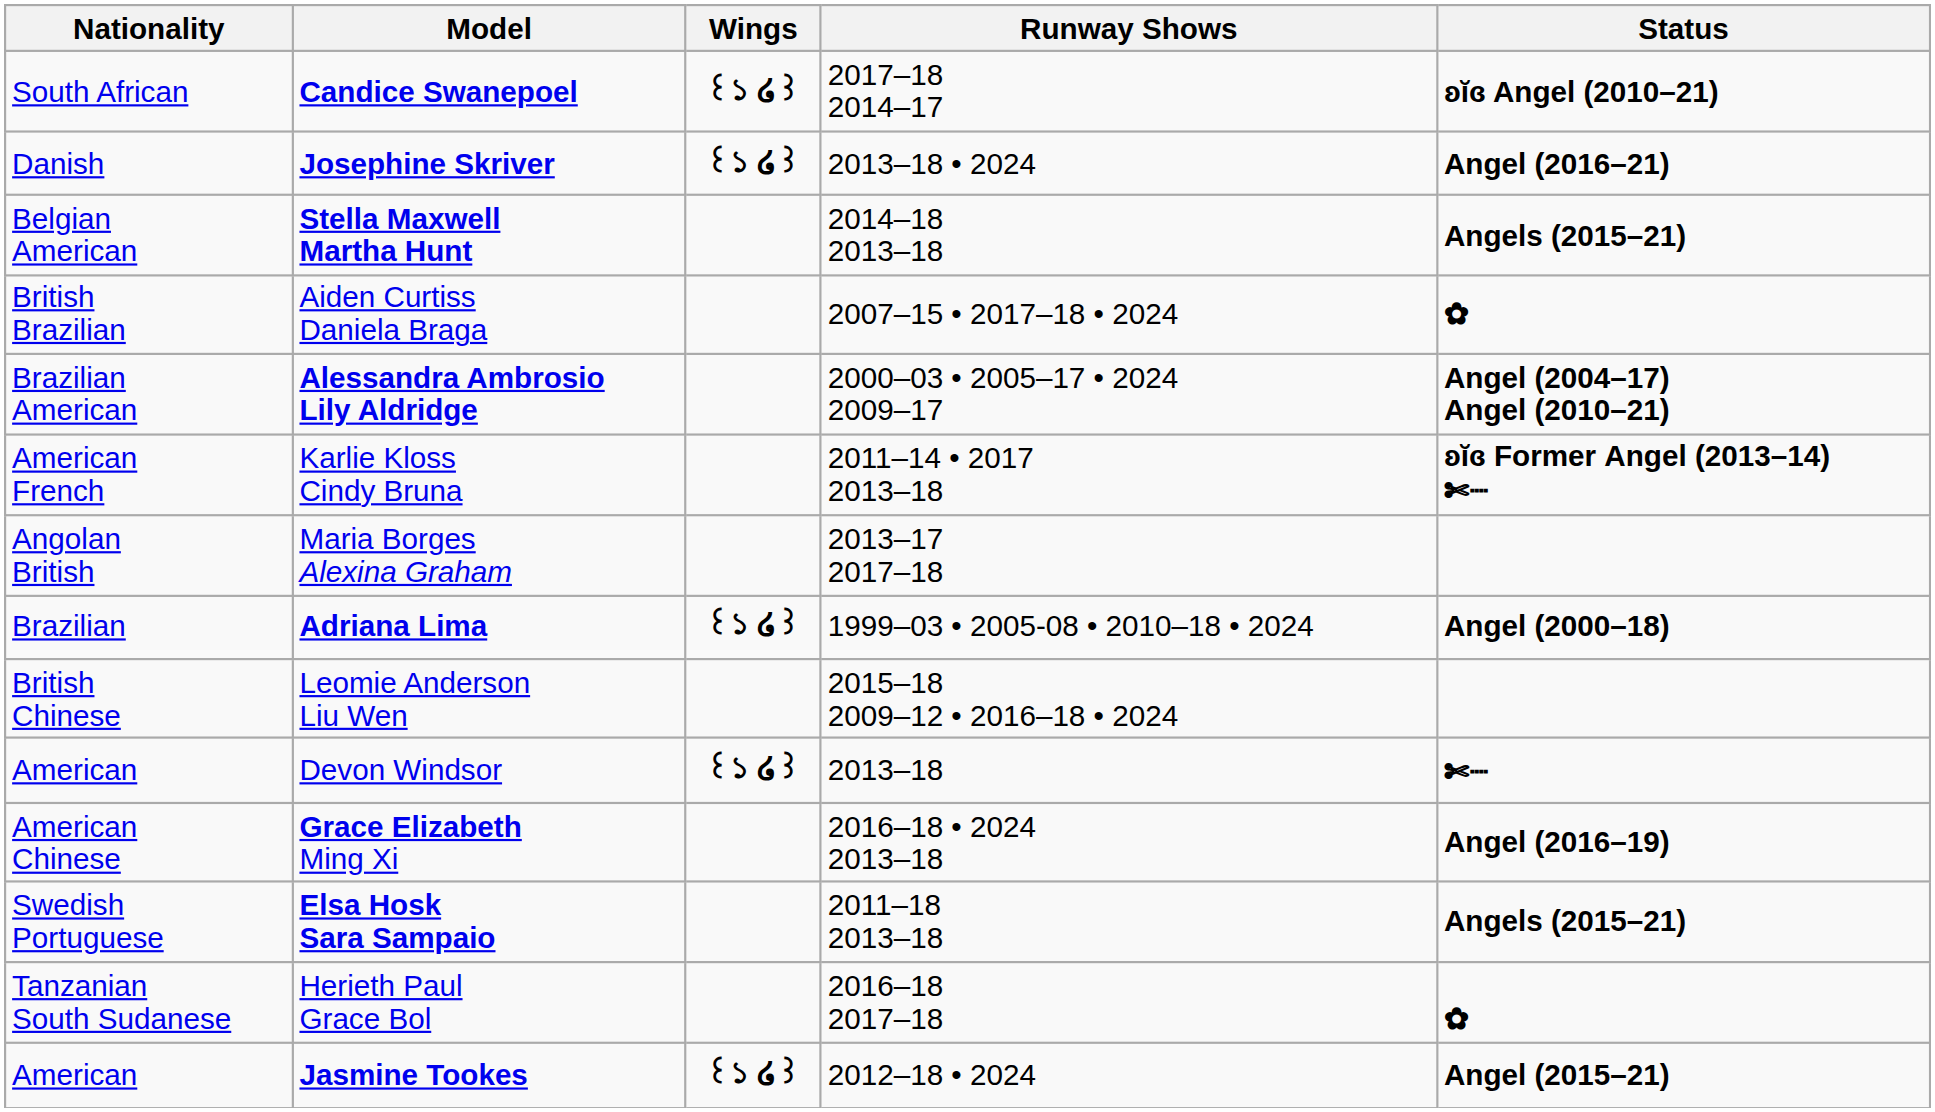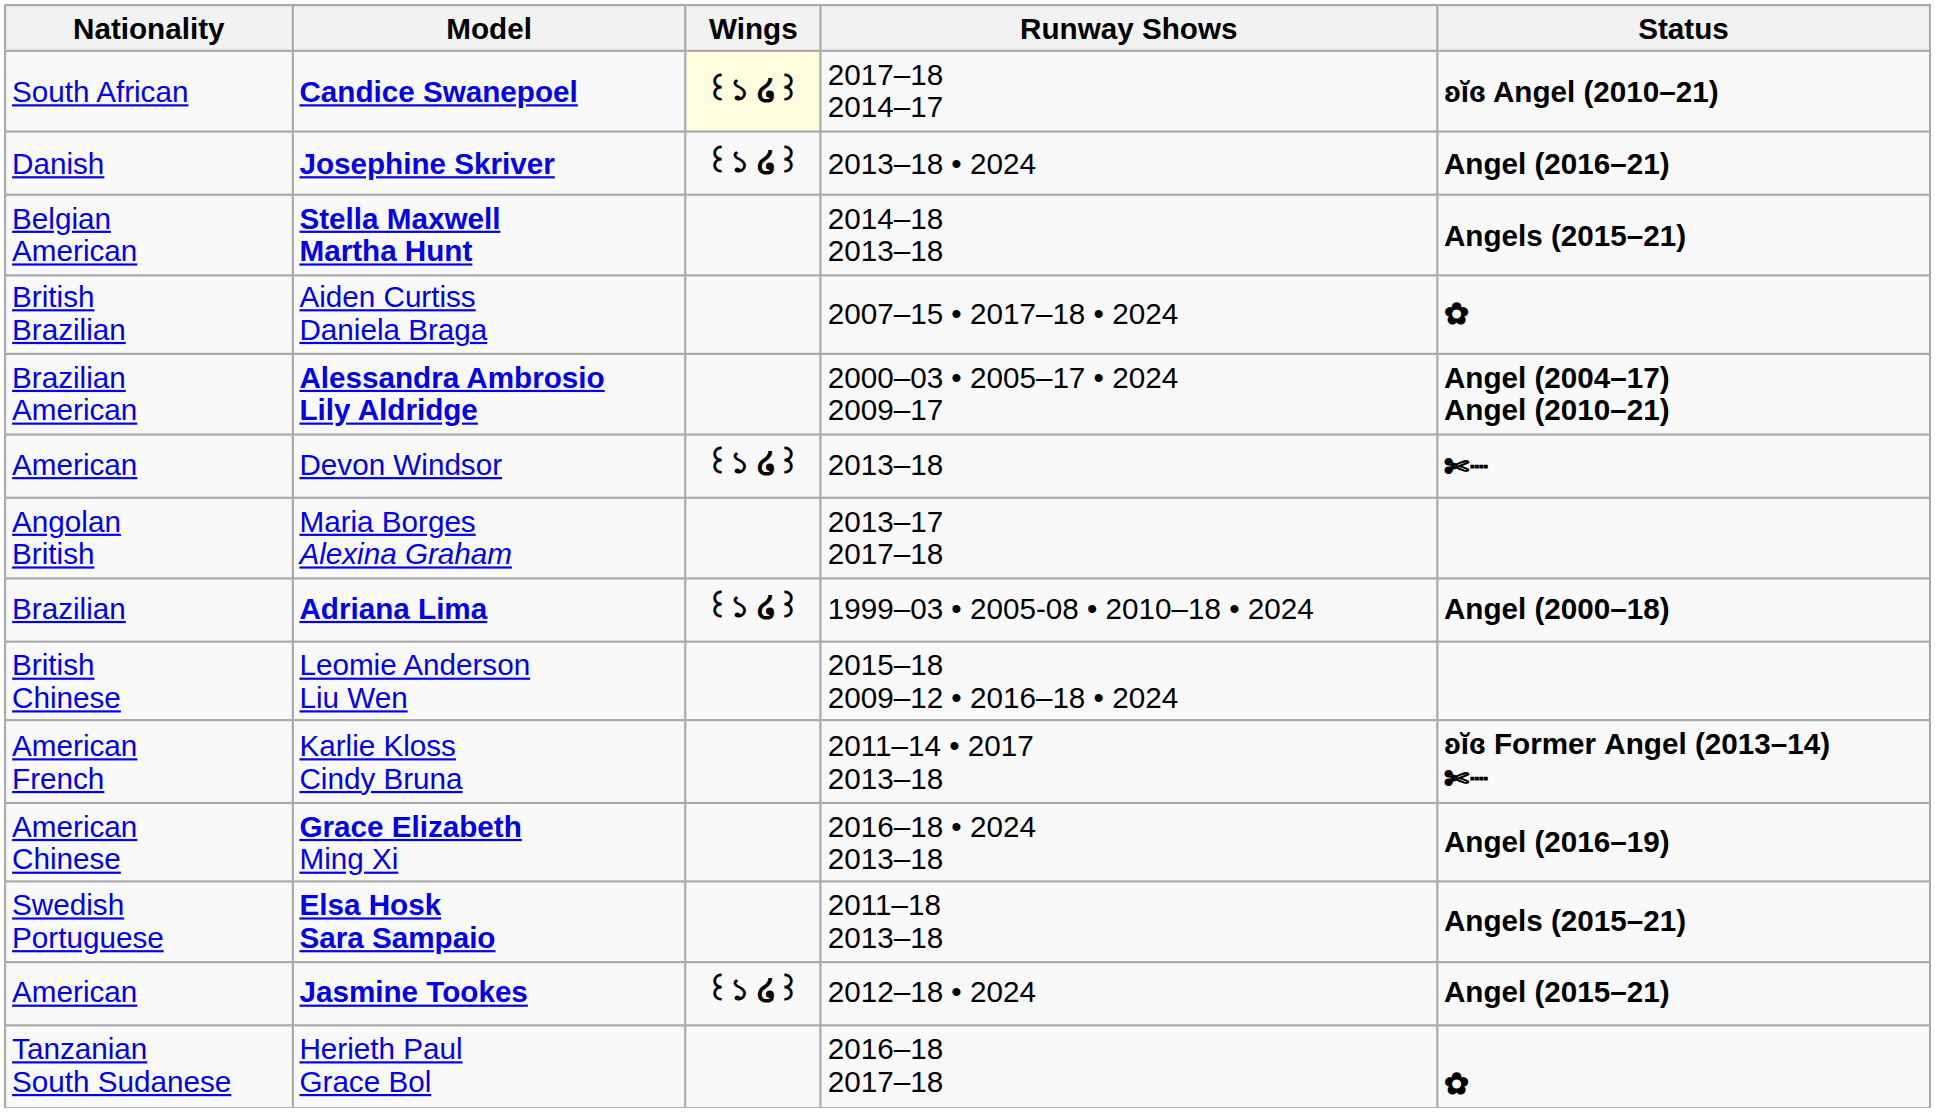(753, 89) no background -> (753, 89) lightyellow background
rows swapped: (381, 474) <-> (401, 770)
rows swapped: (381, 1002) <-> (414, 1075)
